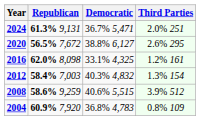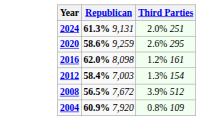- column: (109, 12)
(56, 44) 56.5% 7,672 -> (109, 44) 58.6% 9,259
(56, 91) 58.6% 9,259 -> (109, 91) 56.5% 7,672
